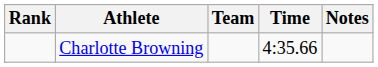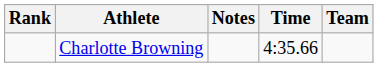columns swapped: (233, 18) <-> (347, 18)
